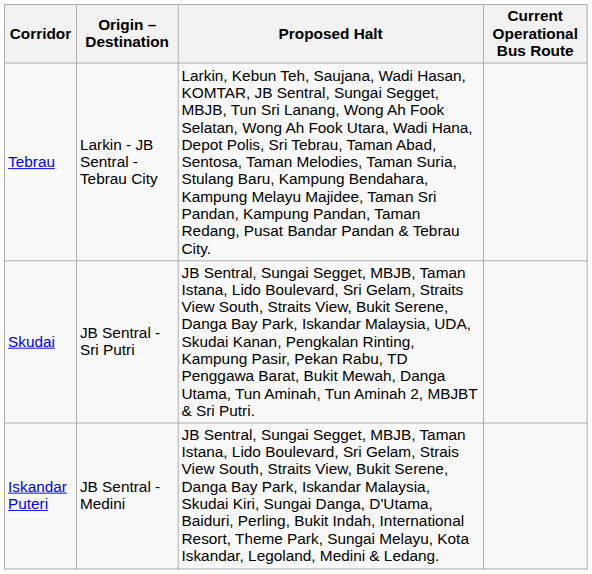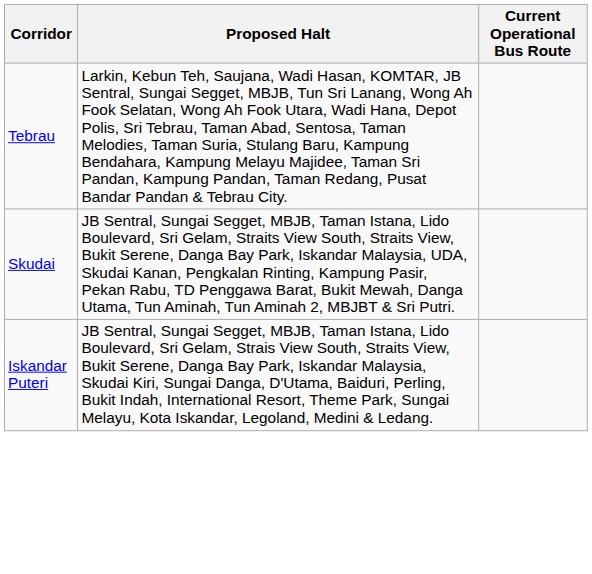- column: (127, 33)
